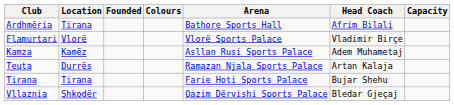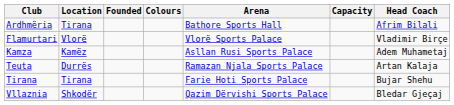columns swapped: (427, 11) <-> (367, 11)
